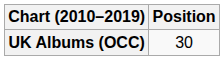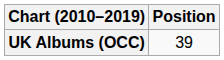(184, 42) 30 -> (184, 42) 39
